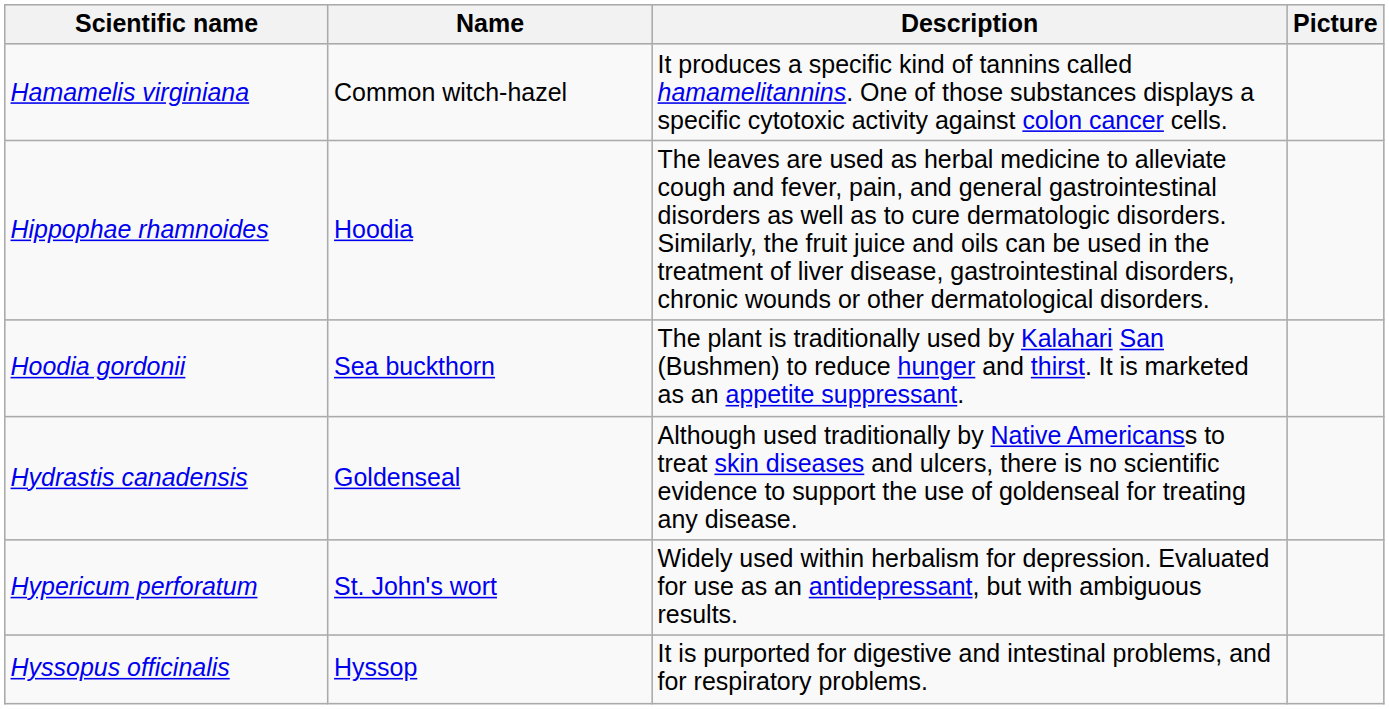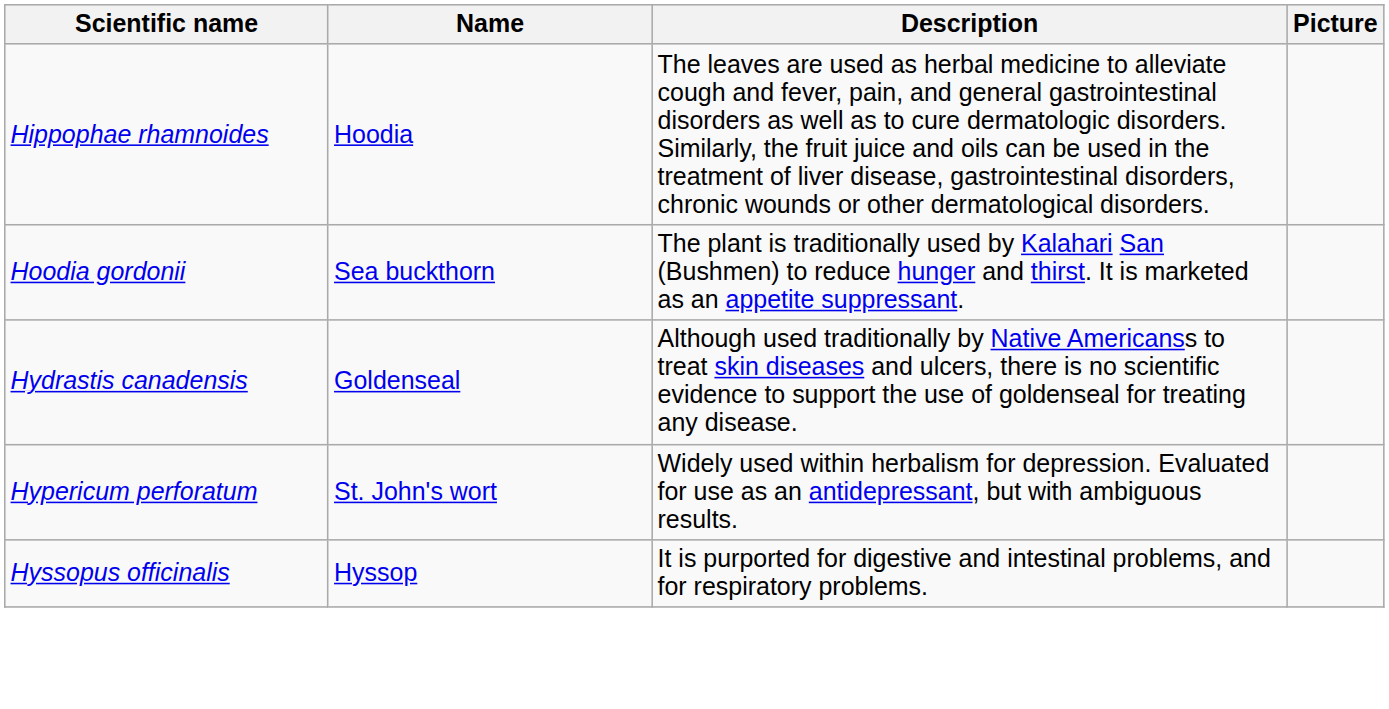- row: (130, 91)
